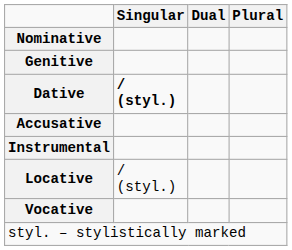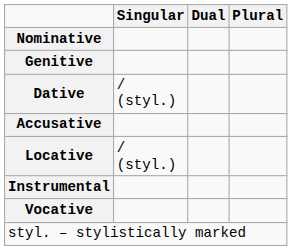(146, 94) bold -> (146, 94) normal
rows swapped: (59, 179) <-> (59, 148)
